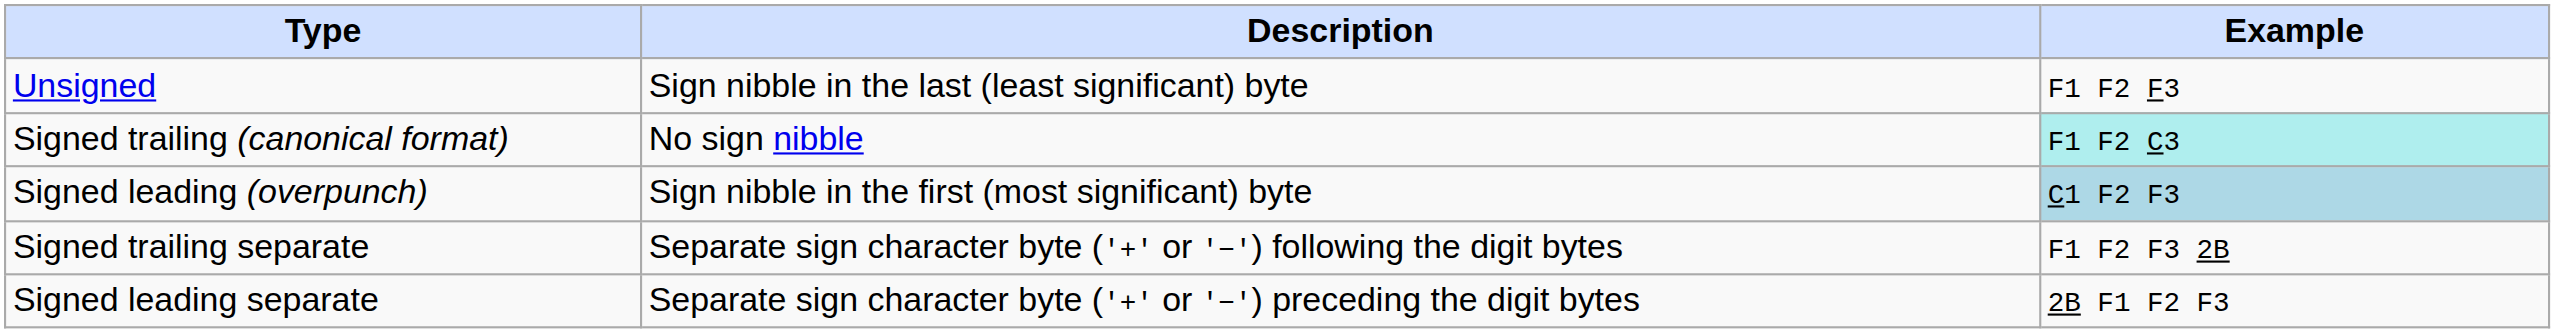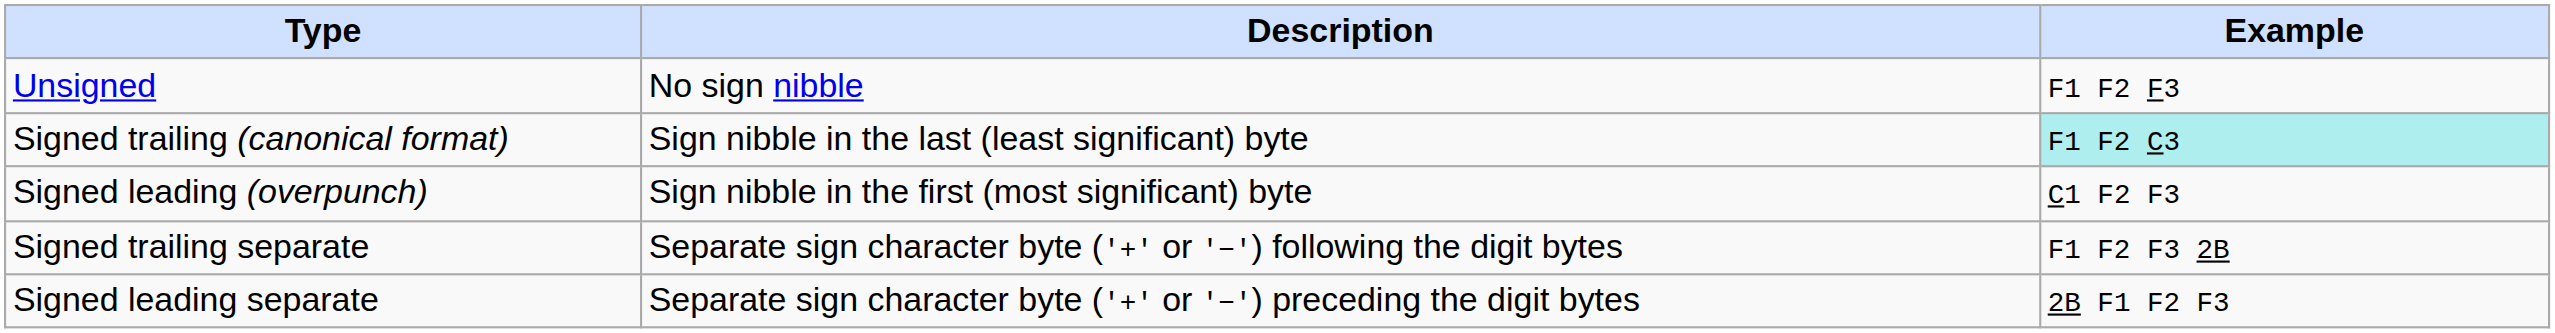(979, 85) Sign nibble in the last (least significant) byte -> (756, 85) No sign nibble
(756, 138) No sign nibble -> (979, 138) Sign nibble in the last (least significant) byte
(2114, 197) lightblue background -> (2114, 197) no background
